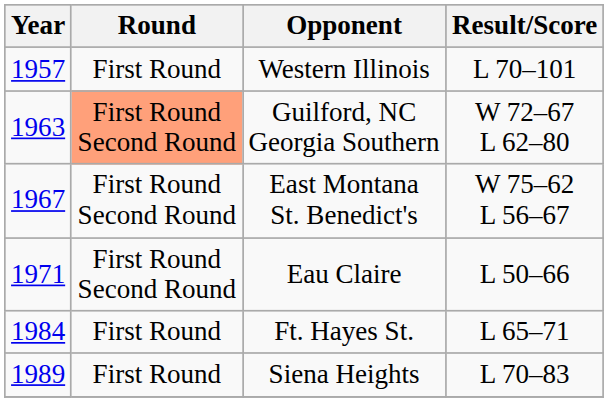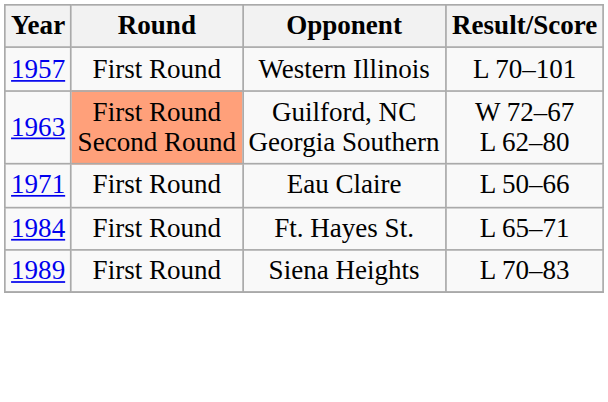- row: (344, 200)
(157, 273) First Round Second Round -> (157, 185) First Round
